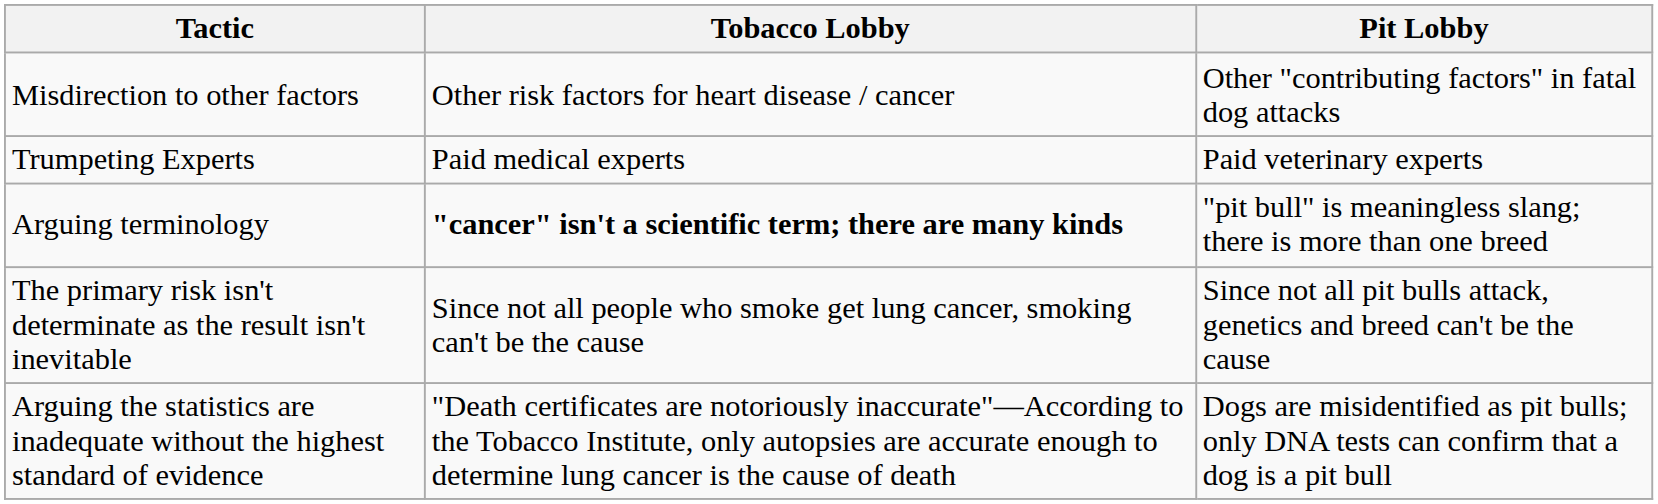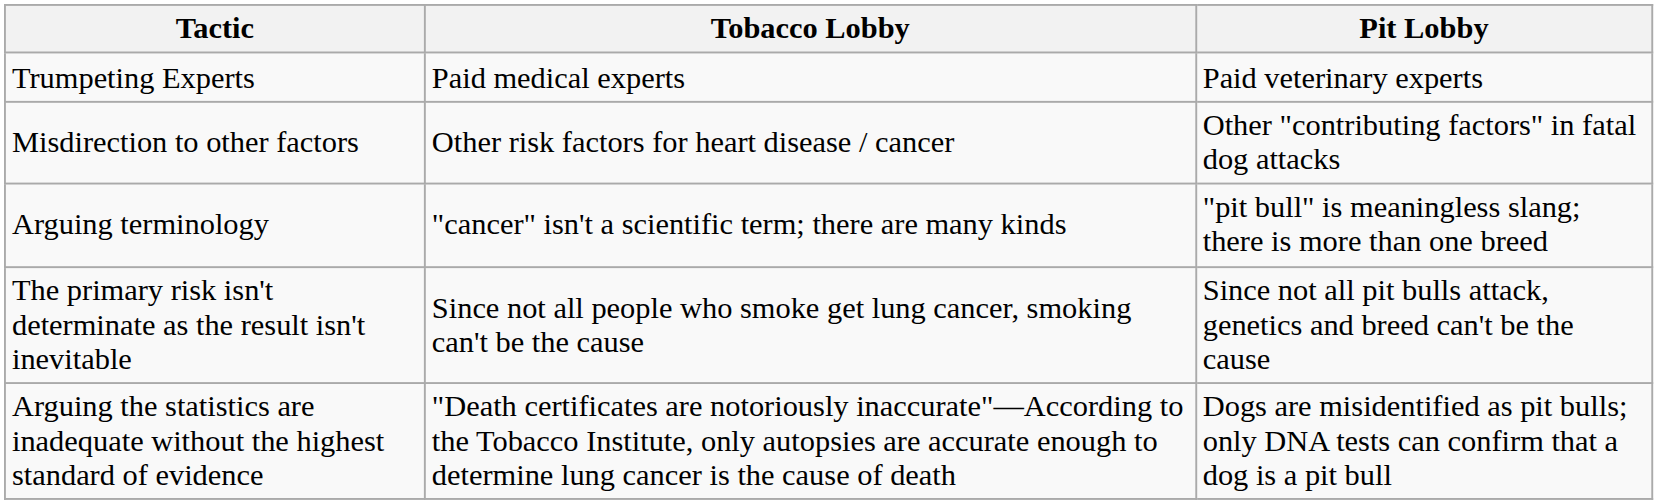rows swapped: (133, 159) <-> (185, 93)
(777, 224) bold -> (749, 224) normal
